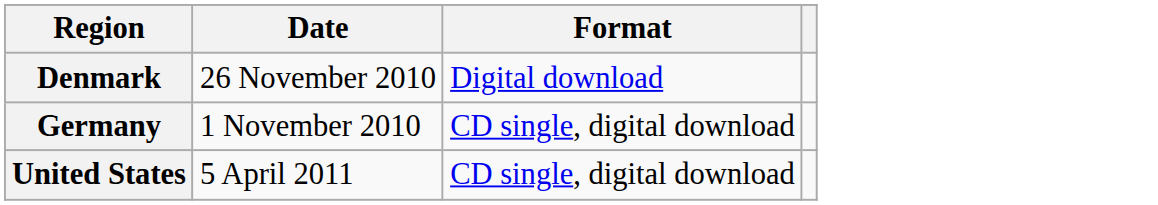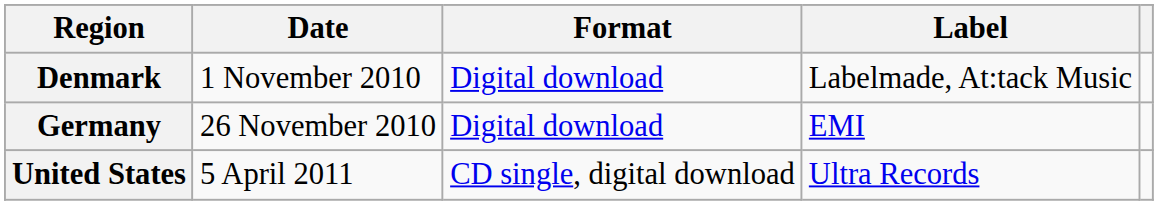+ column: (971, 28)
(318, 77) 26 November 2010 -> (310, 77) 1 November 2010
(310, 125) 1 November 2010 -> (318, 125) 26 November 2010
(622, 125) CD single, digital download -> (557, 125) Digital download
